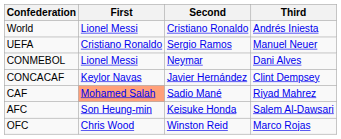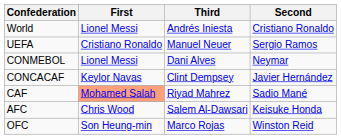columns swapped: (208, 12) <-> (293, 12)
(116, 110) Son Heung-min -> (107, 110) Chris Wood
(107, 126) Chris Wood -> (116, 126) Son Heung-min
